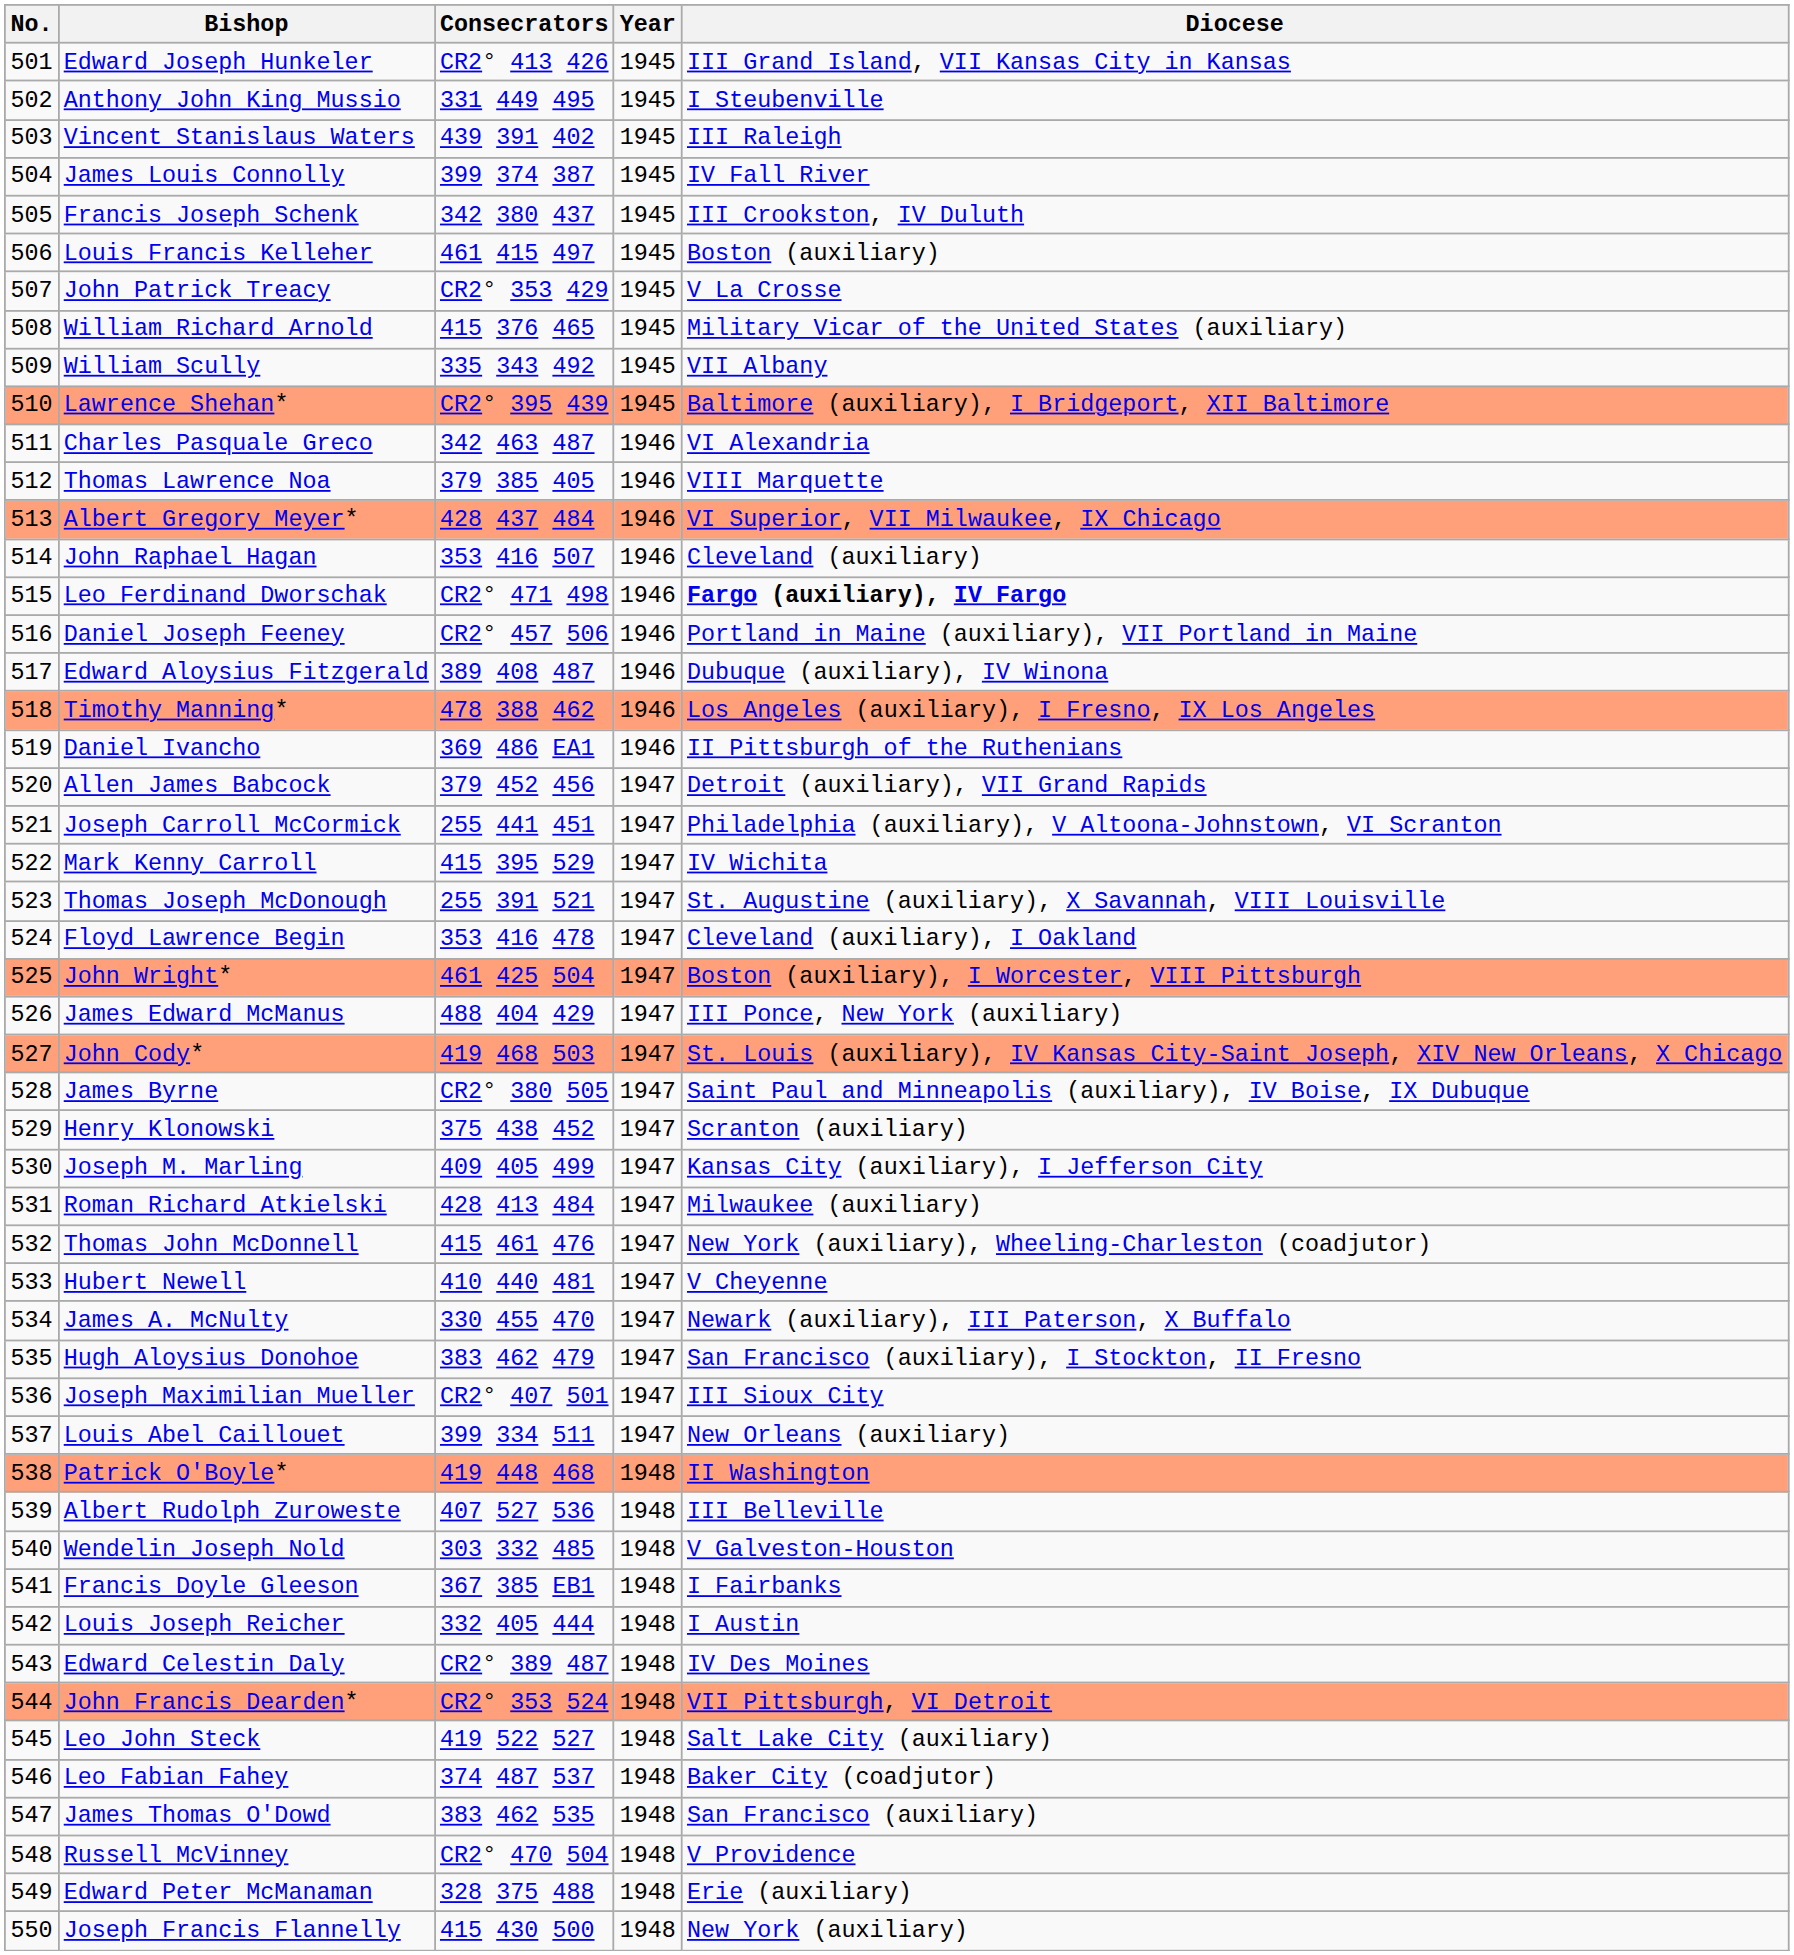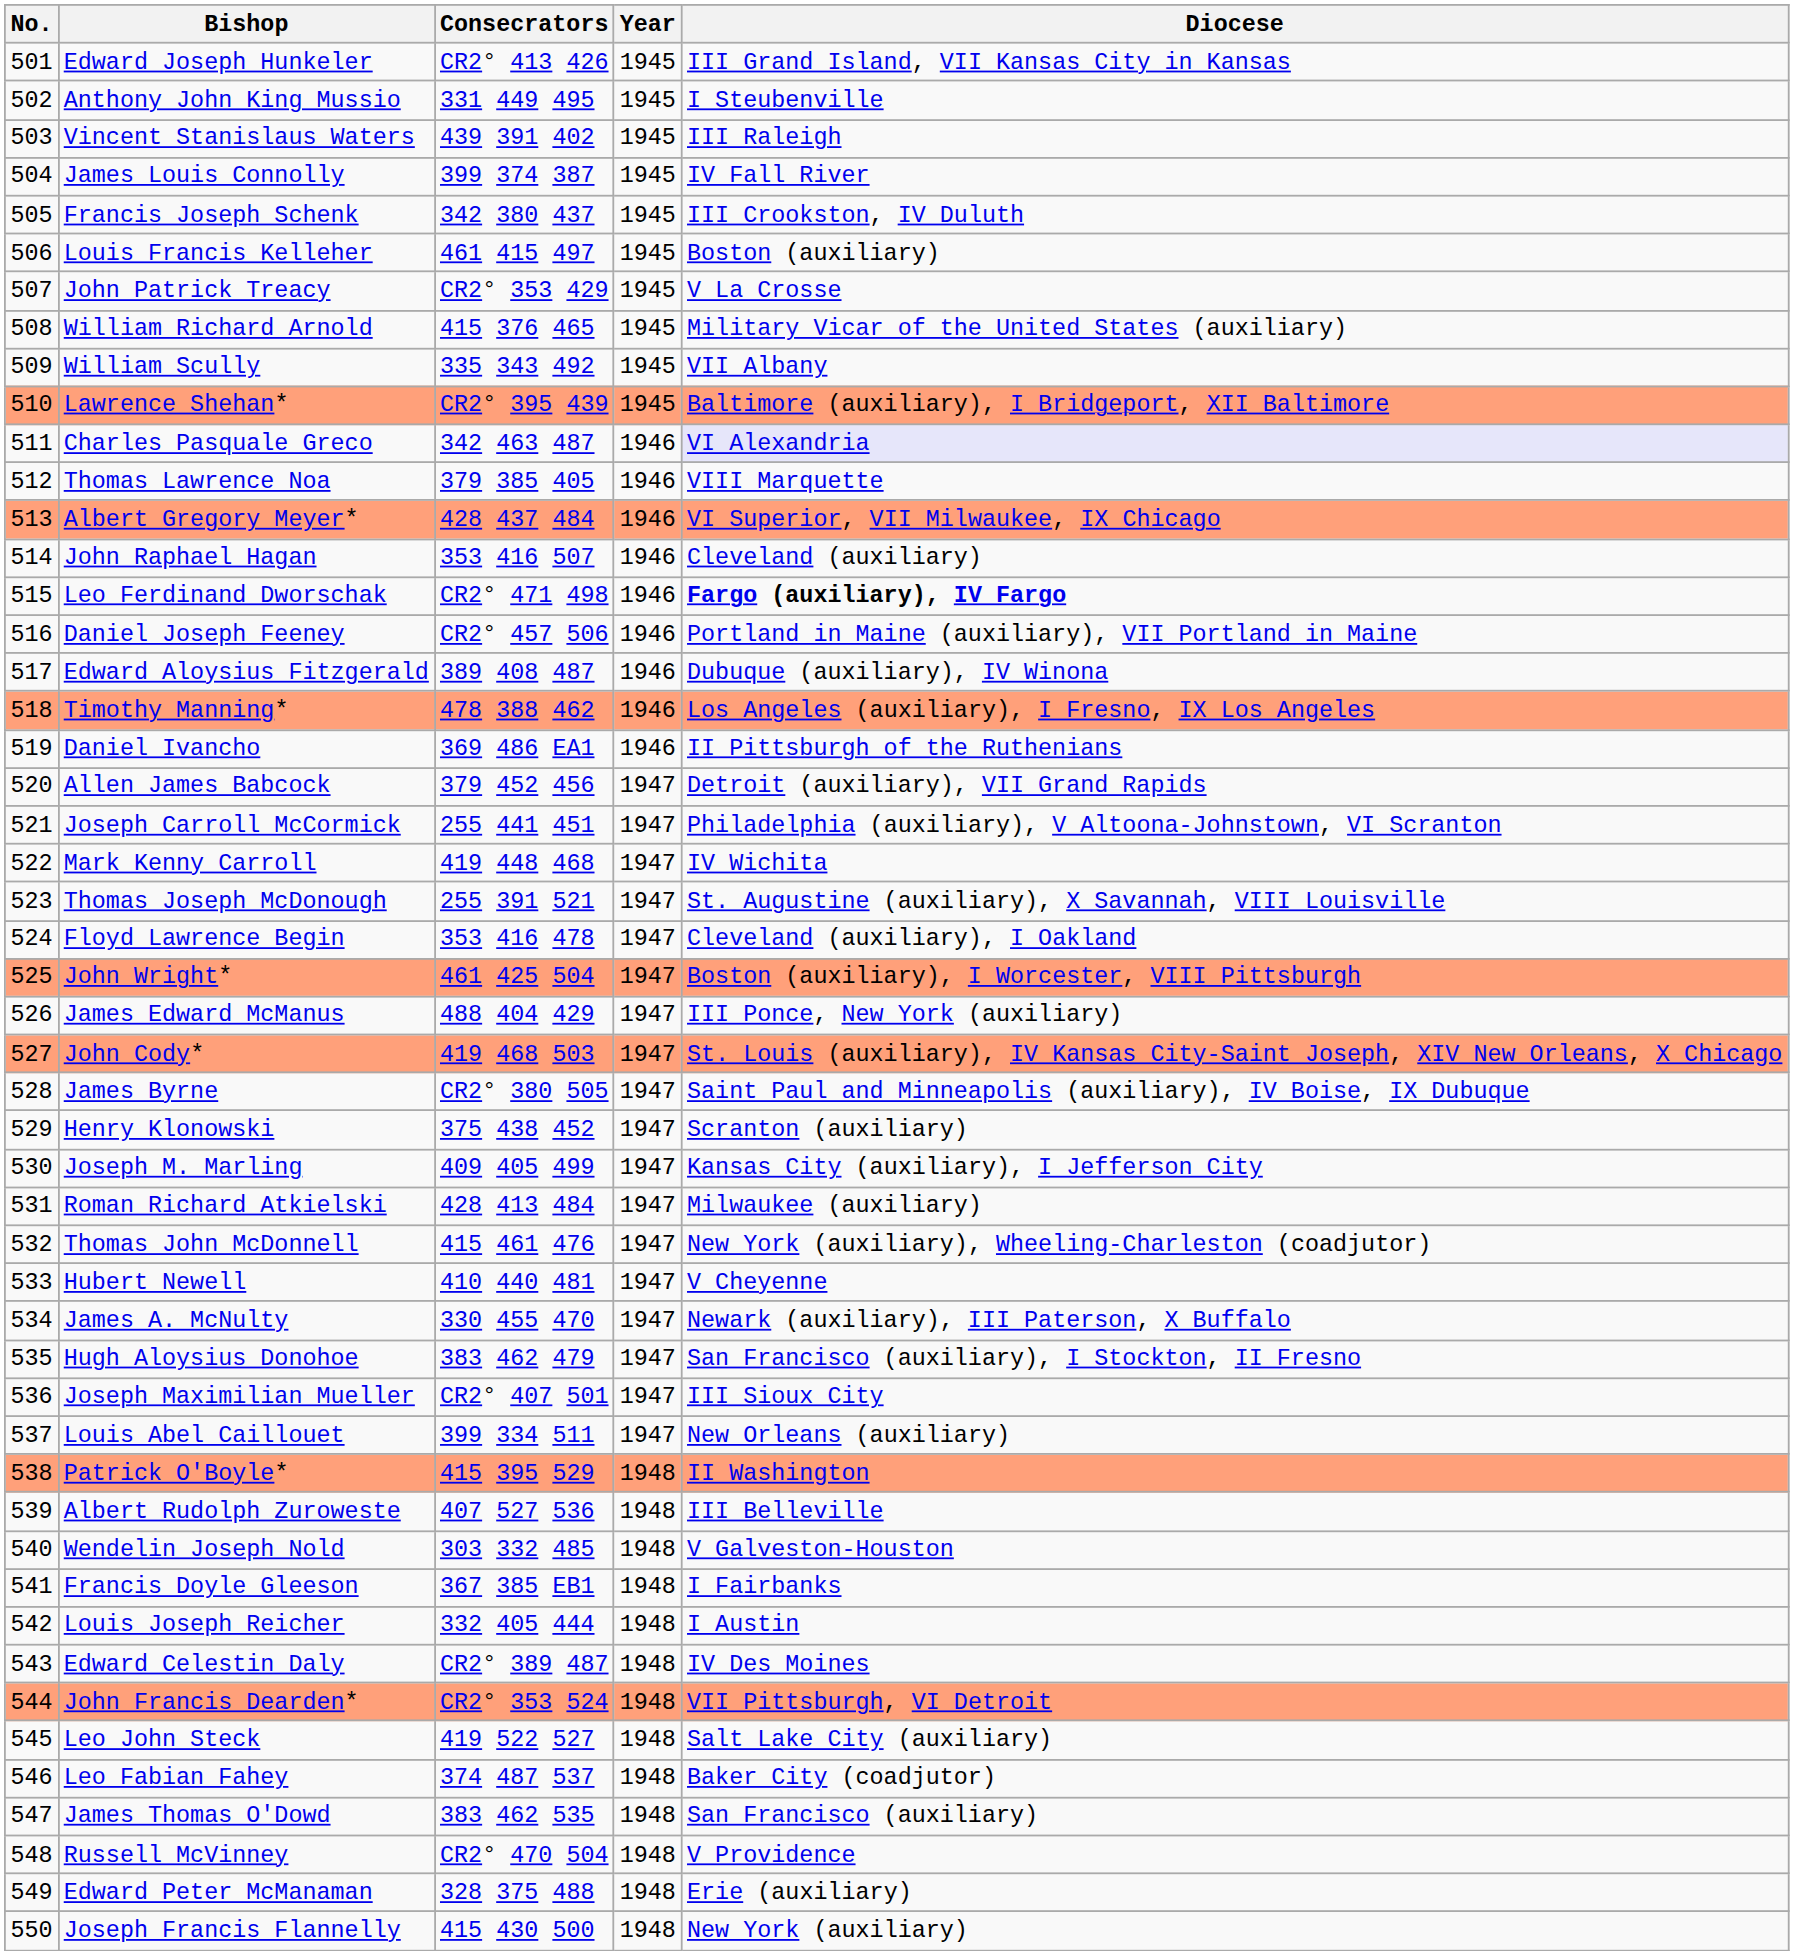(778, 443) no background -> (778, 443) lavender background
(517, 863) 415 395 529 -> (517, 863) 419 448 468
(517, 1473) 419 448 468 -> (517, 1473) 415 395 529
